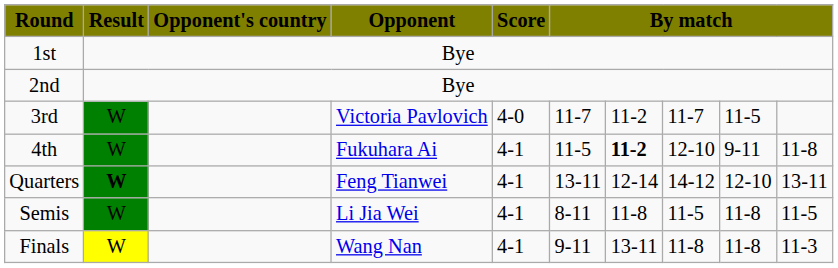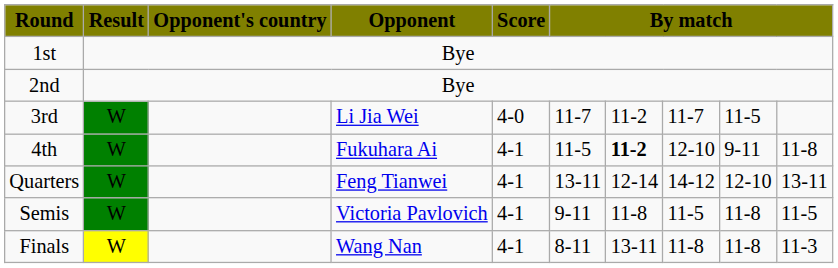(412, 117) Victoria Pavlovich -> (377, 117) Li Jia Wei
(116, 181) bold -> (116, 181) normal
(377, 213) Li Jia Wei -> (412, 213) Victoria Pavlovich
(573, 213) 8-11 -> (573, 213) 9-11
(573, 246) 9-11 -> (573, 246) 8-11
